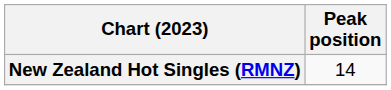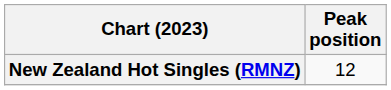(345, 69) 14 -> (345, 69) 12
